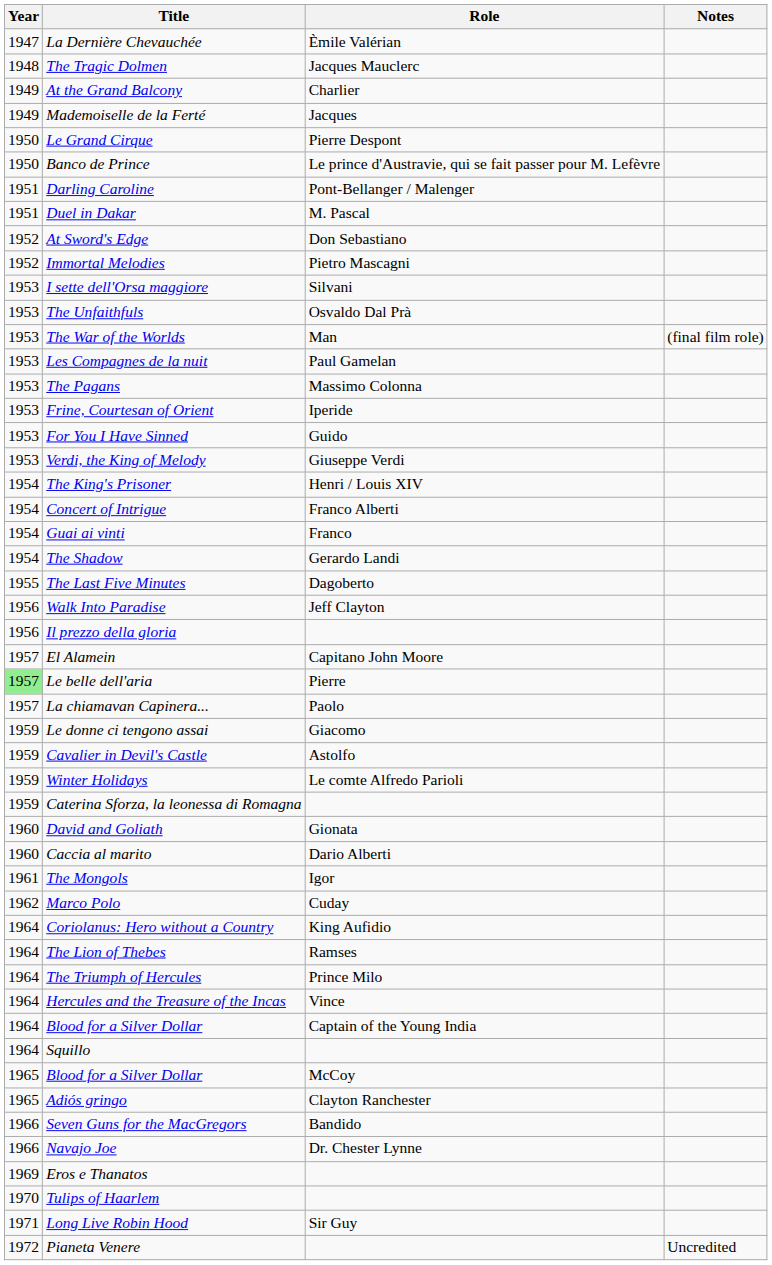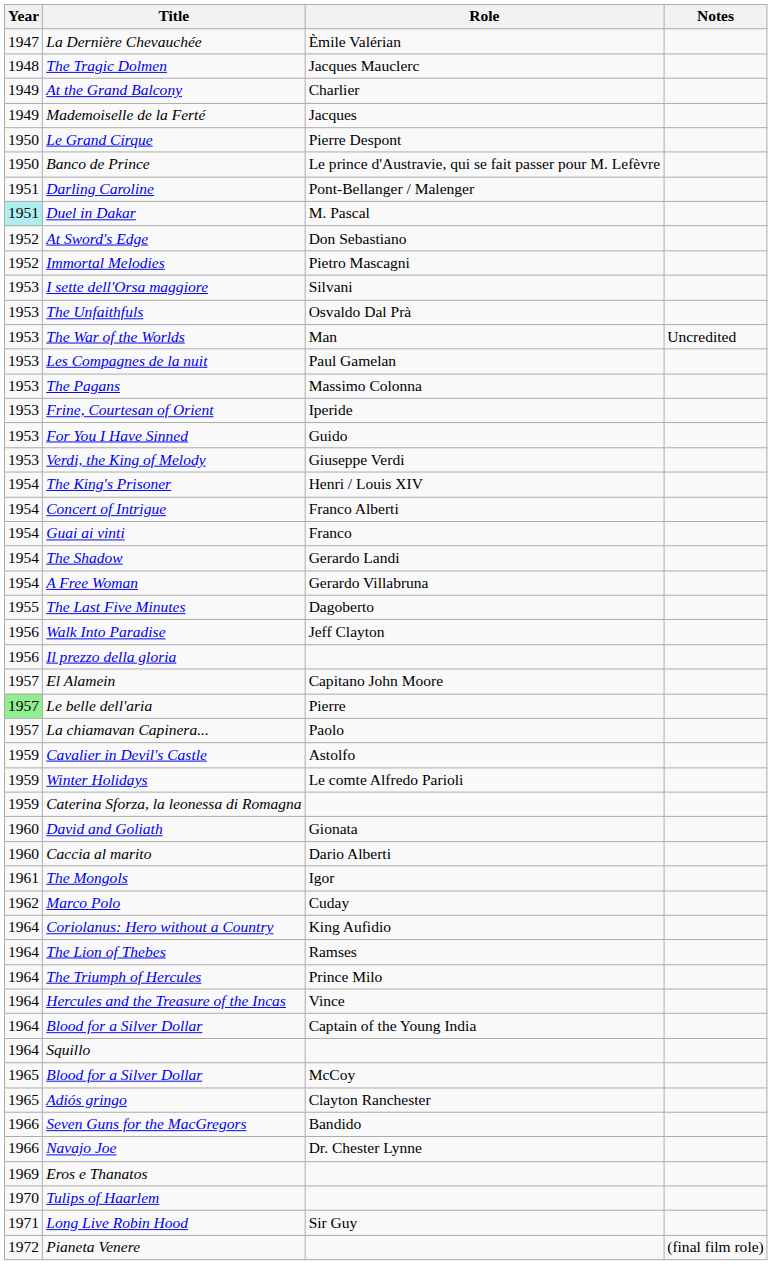(24, 213) no background -> (24, 213) paleturquoise background
(715, 336) (final film role) -> (702, 336) Uncredited
+ row: (92, 582)
- row: (127, 730)
(702, 1247) Uncredited -> (715, 1247) (final film role)
